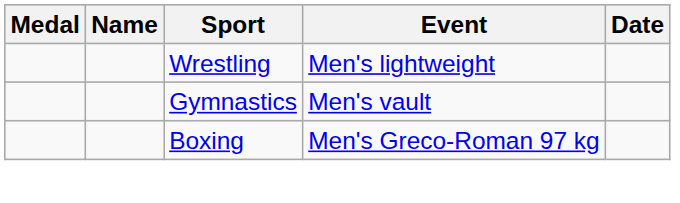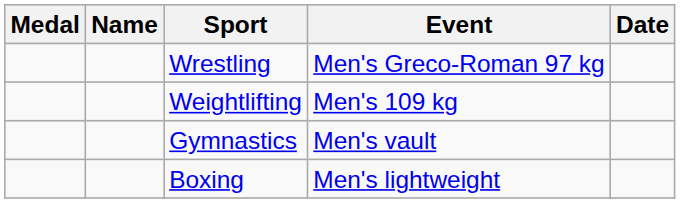(402, 63) Men's lightweight -> (459, 63) Men's Greco-Roman 97 kg
+ row: (236, 102)
(454, 141) Men's Greco-Roman 97 kg -> (407, 179) Men's lightweight
